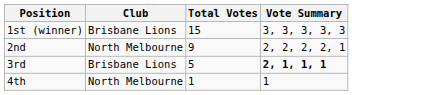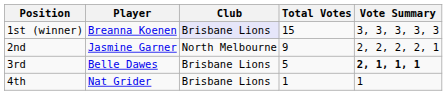+ column: (132, 13)
(132, 30) no background -> (226, 30) lavender background
(136, 82) North Melbourne -> (226, 82) Brisbane Lions
